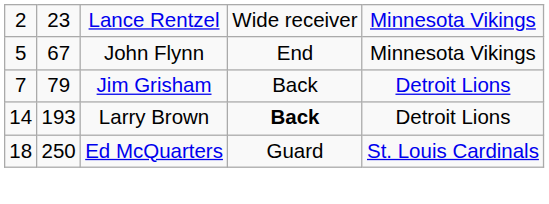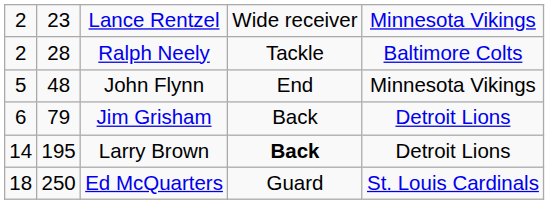+ row: (154, 53)
(59, 53) 67 -> (59, 85) 48
(21, 85) 7 -> (21, 118) 6
(59, 118) 193 -> (59, 150) 195
